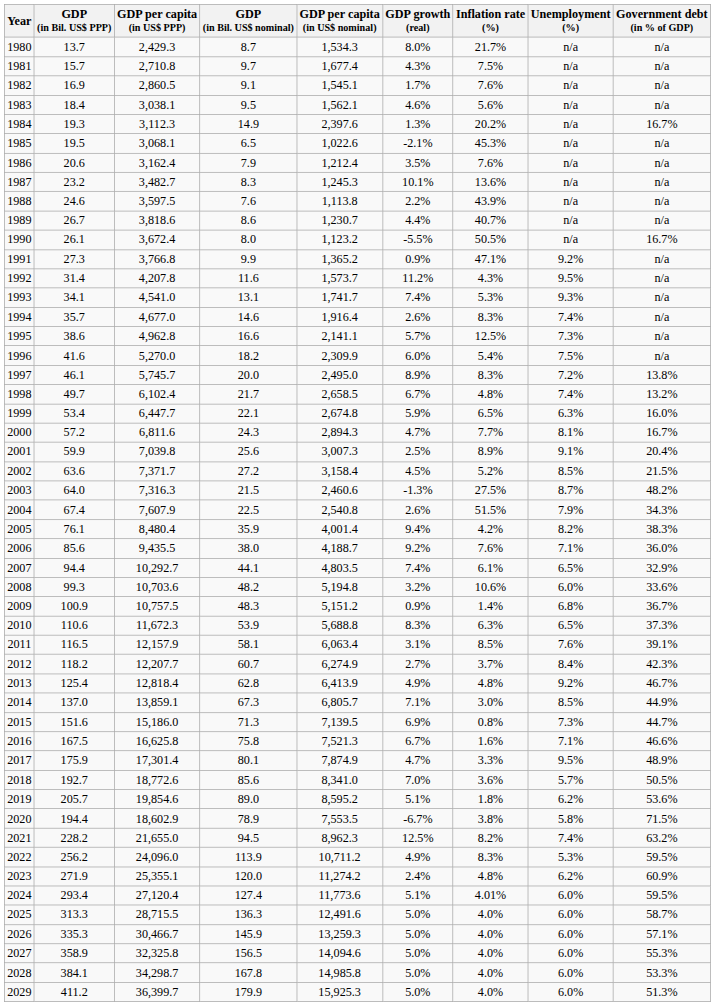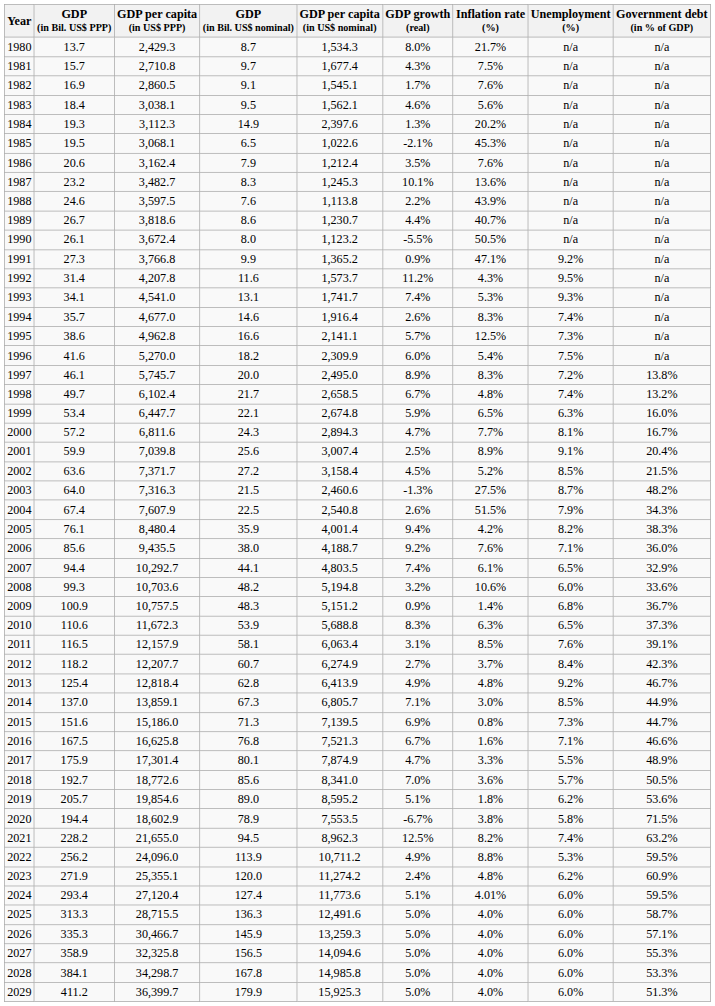(662, 124) 16.7% -> (662, 124) n/a
(662, 239) 16.7% -> (662, 239) n/a
(340, 452) 3,007.3 -> (340, 452) 3,007.4
(248, 741) 75.8 -> (248, 741) 76.8
(571, 760) 9.5% -> (571, 760) 5.5%
(491, 857) 8.3% -> (491, 857) 8.8%
